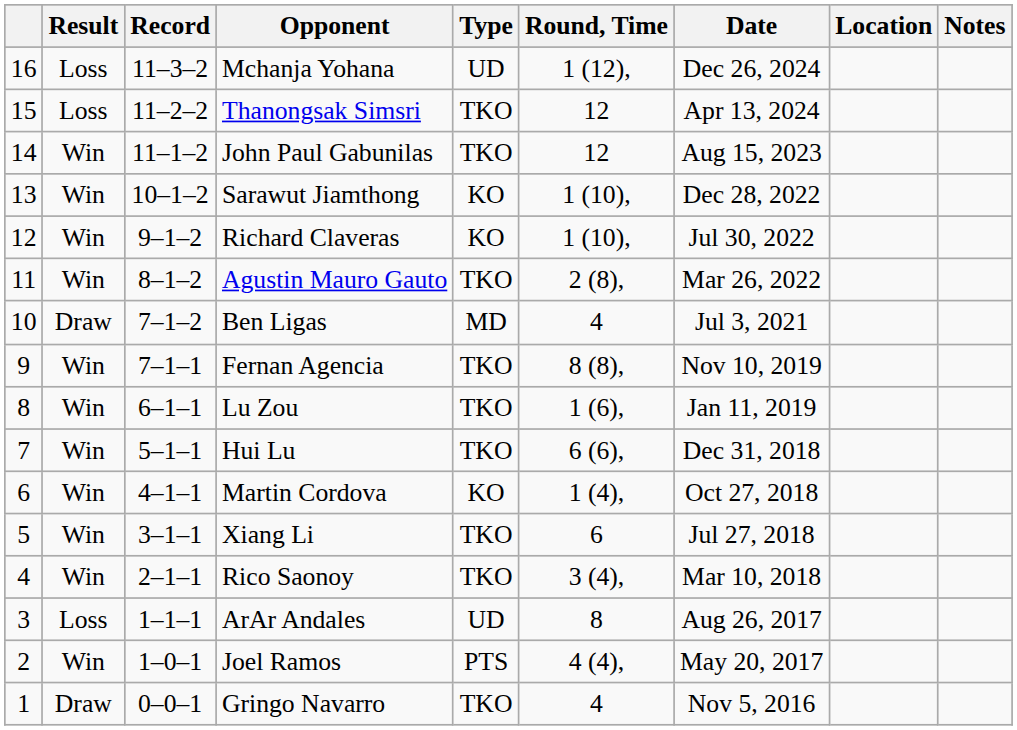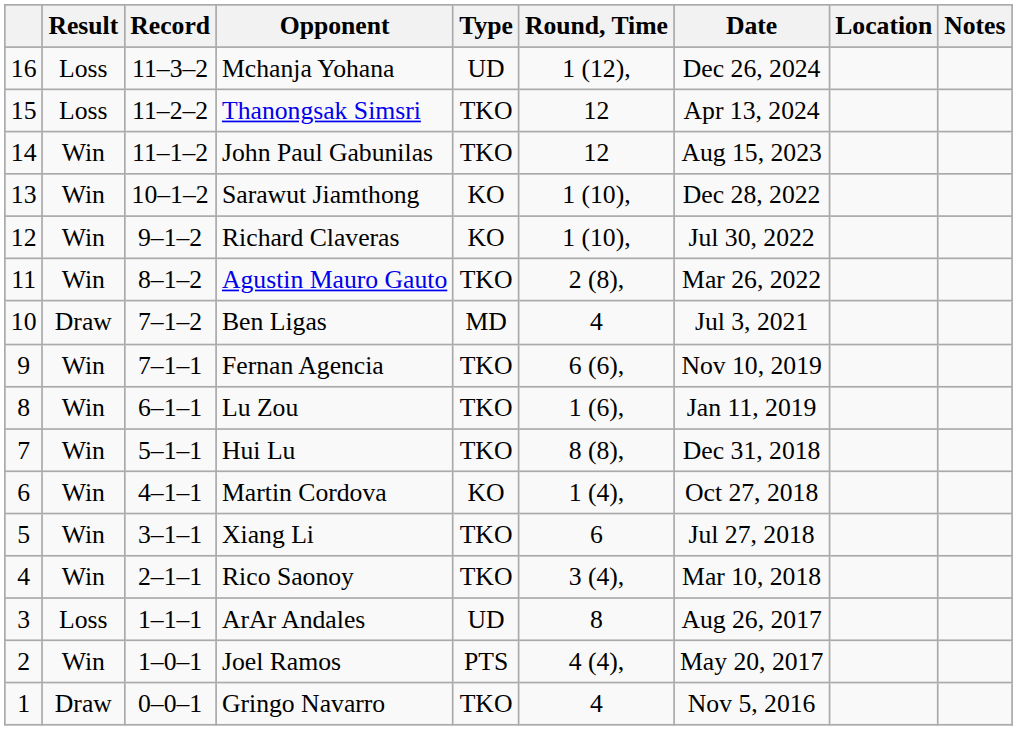(596, 364) 8 (8), -> (596, 364) 6 (6),
(596, 449) 6 (6), -> (596, 449) 8 (8),
